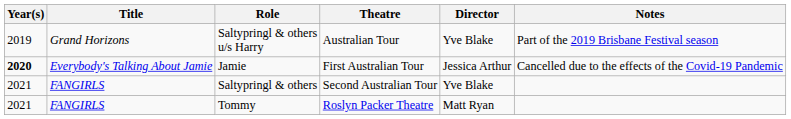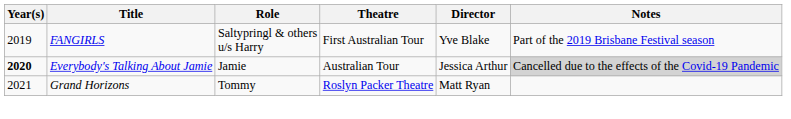(90, 40) Grand Horizons -> (77, 40) FANGIRLS
(361, 40) Australian Tour -> (373, 40) First Australian Tour
(373, 66) First Australian Tour -> (361, 66) Australian Tour
(650, 66) no background -> (646, 66) lightgrey background
- row: (268, 85)
(77, 104) FANGIRLS -> (90, 85) Grand Horizons
